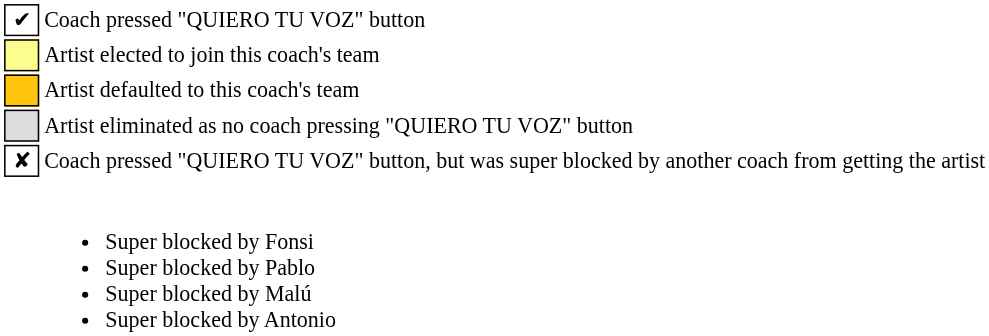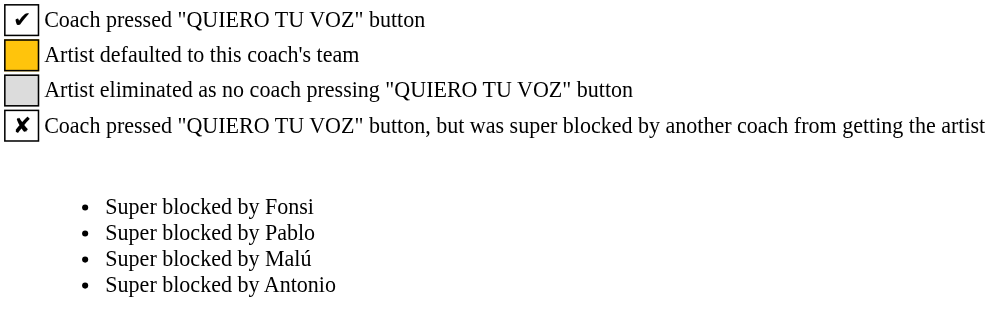- row: (212, 55)
